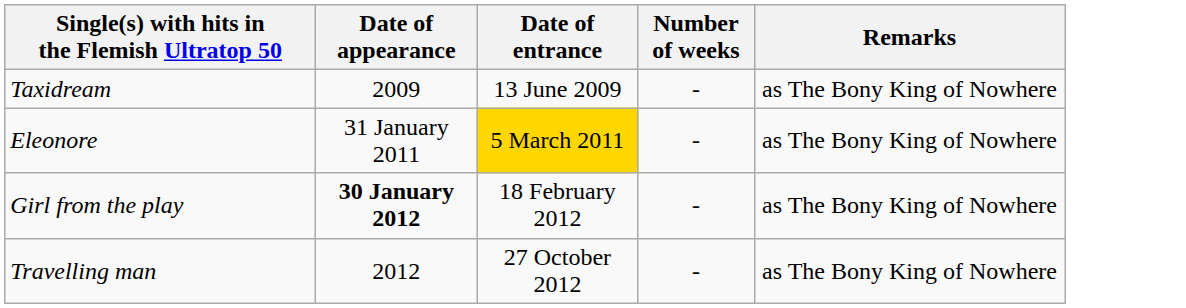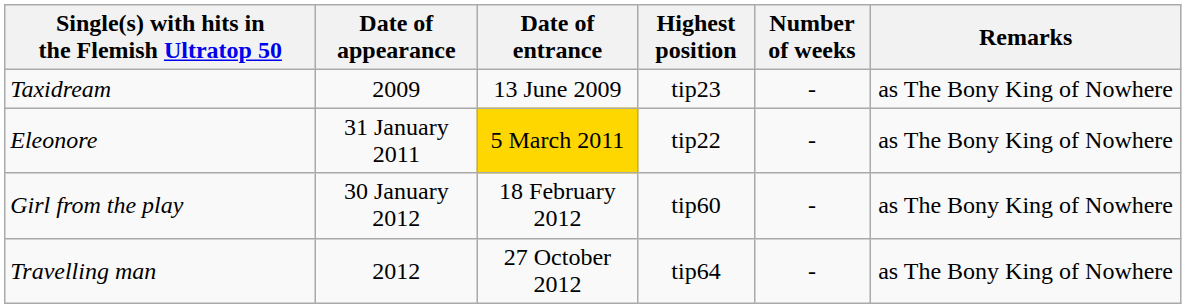+ column: (696, 37)
(396, 205) bold -> (396, 205) normal
